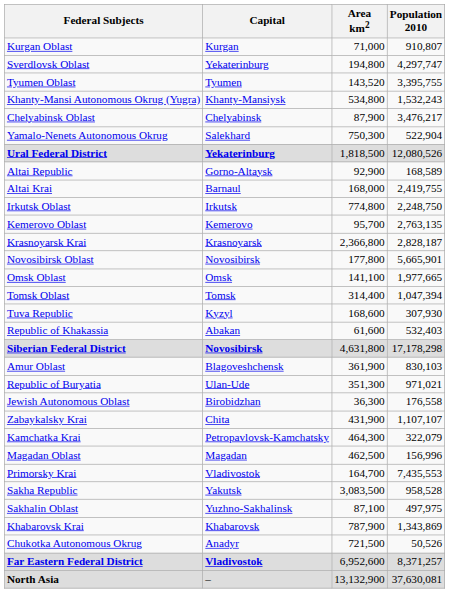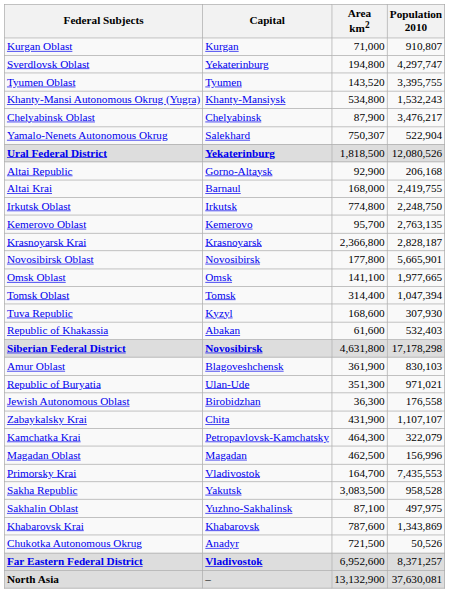(366, 135) 750,300 -> (366, 135) 750,307
(424, 171) 168,589 -> (424, 171) 206,168
(366, 526) 787,900 -> (366, 526) 787,600
